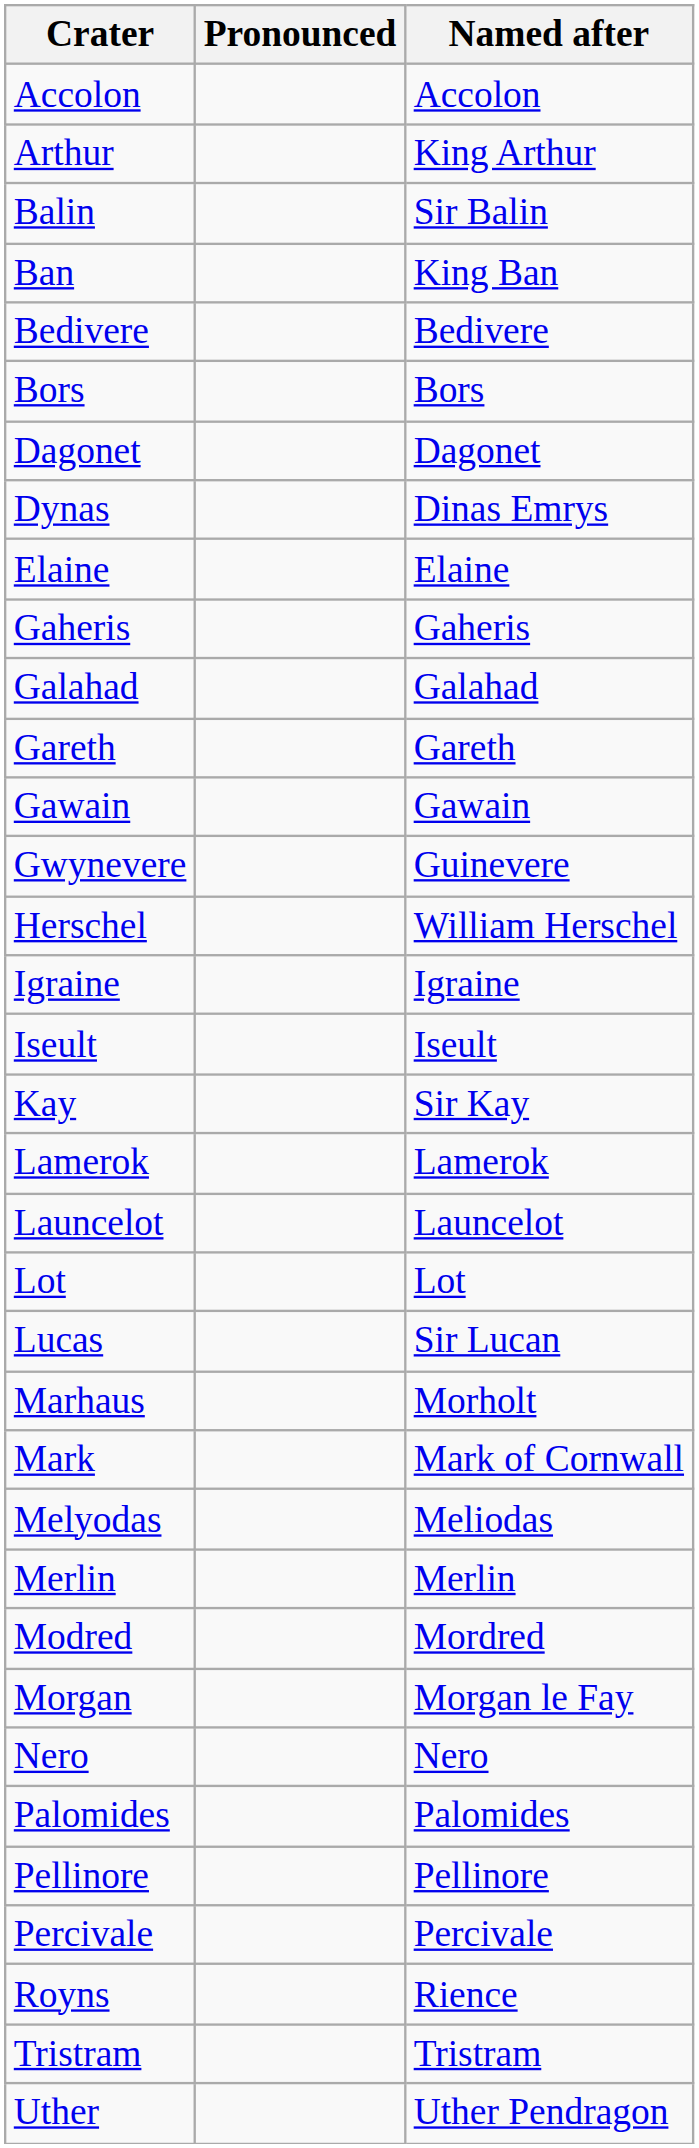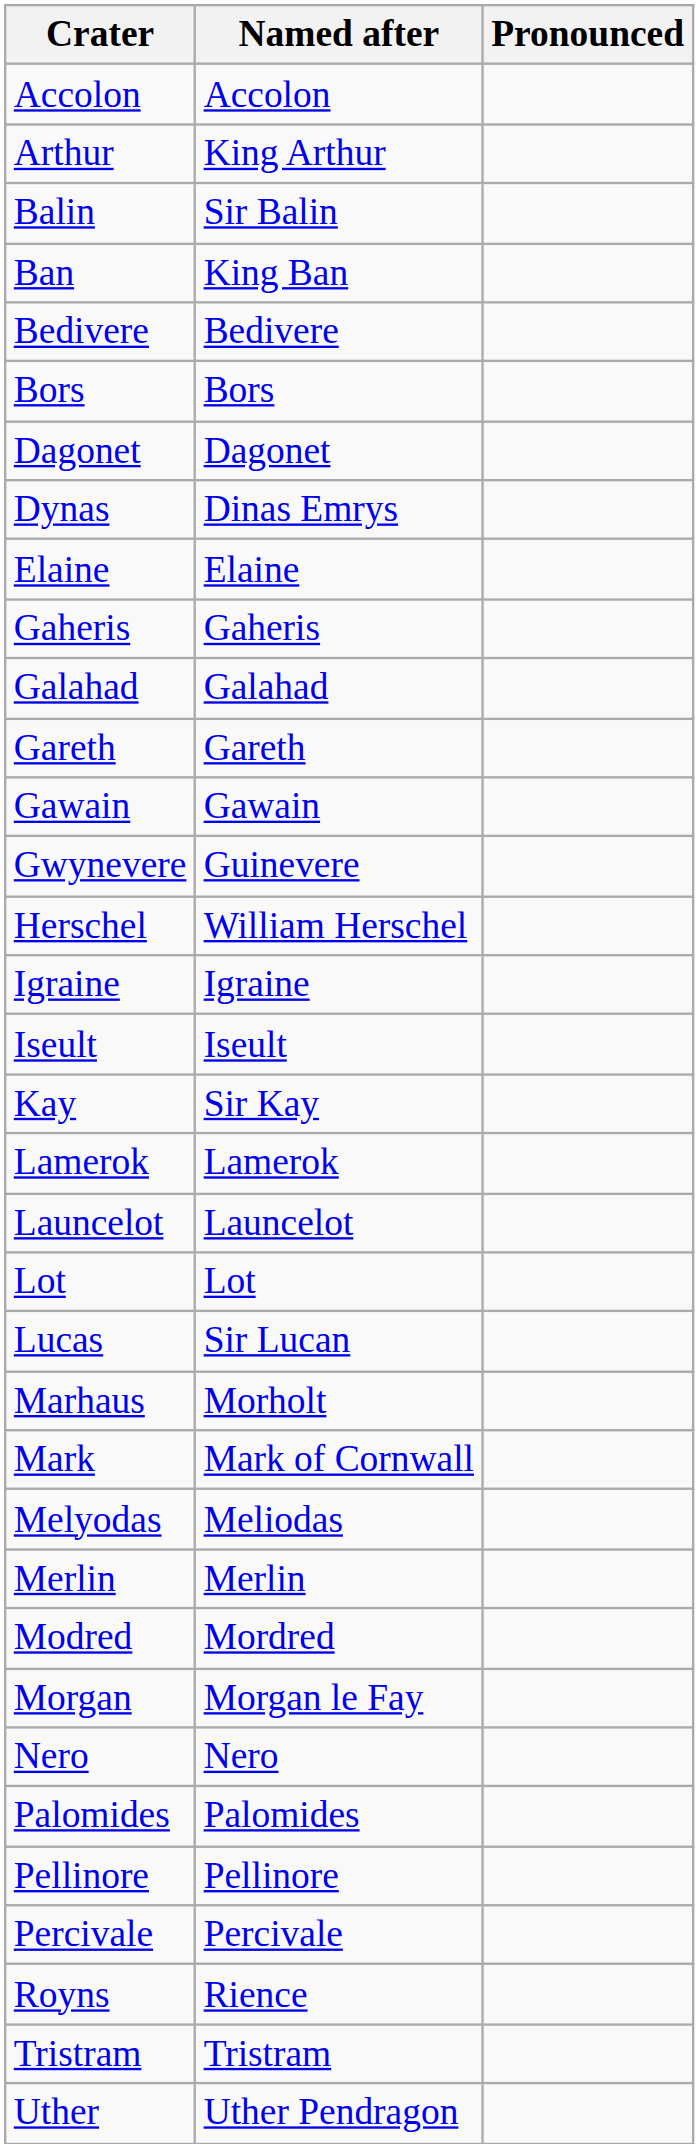columns swapped: (549, 34) <-> (300, 34)
